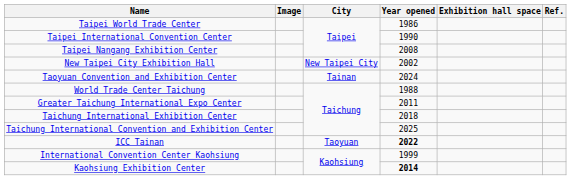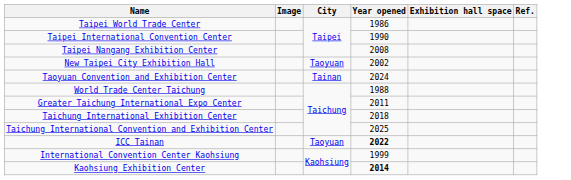(341, 63) New Taipei City -> (327, 63) Taoyuan
